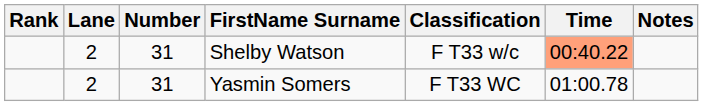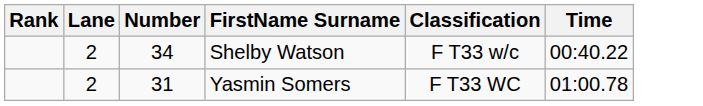- column: (666, 20)
(162, 52) 31 -> (162, 52) 34
(589, 52) lightsalmon background -> (589, 52) no background
